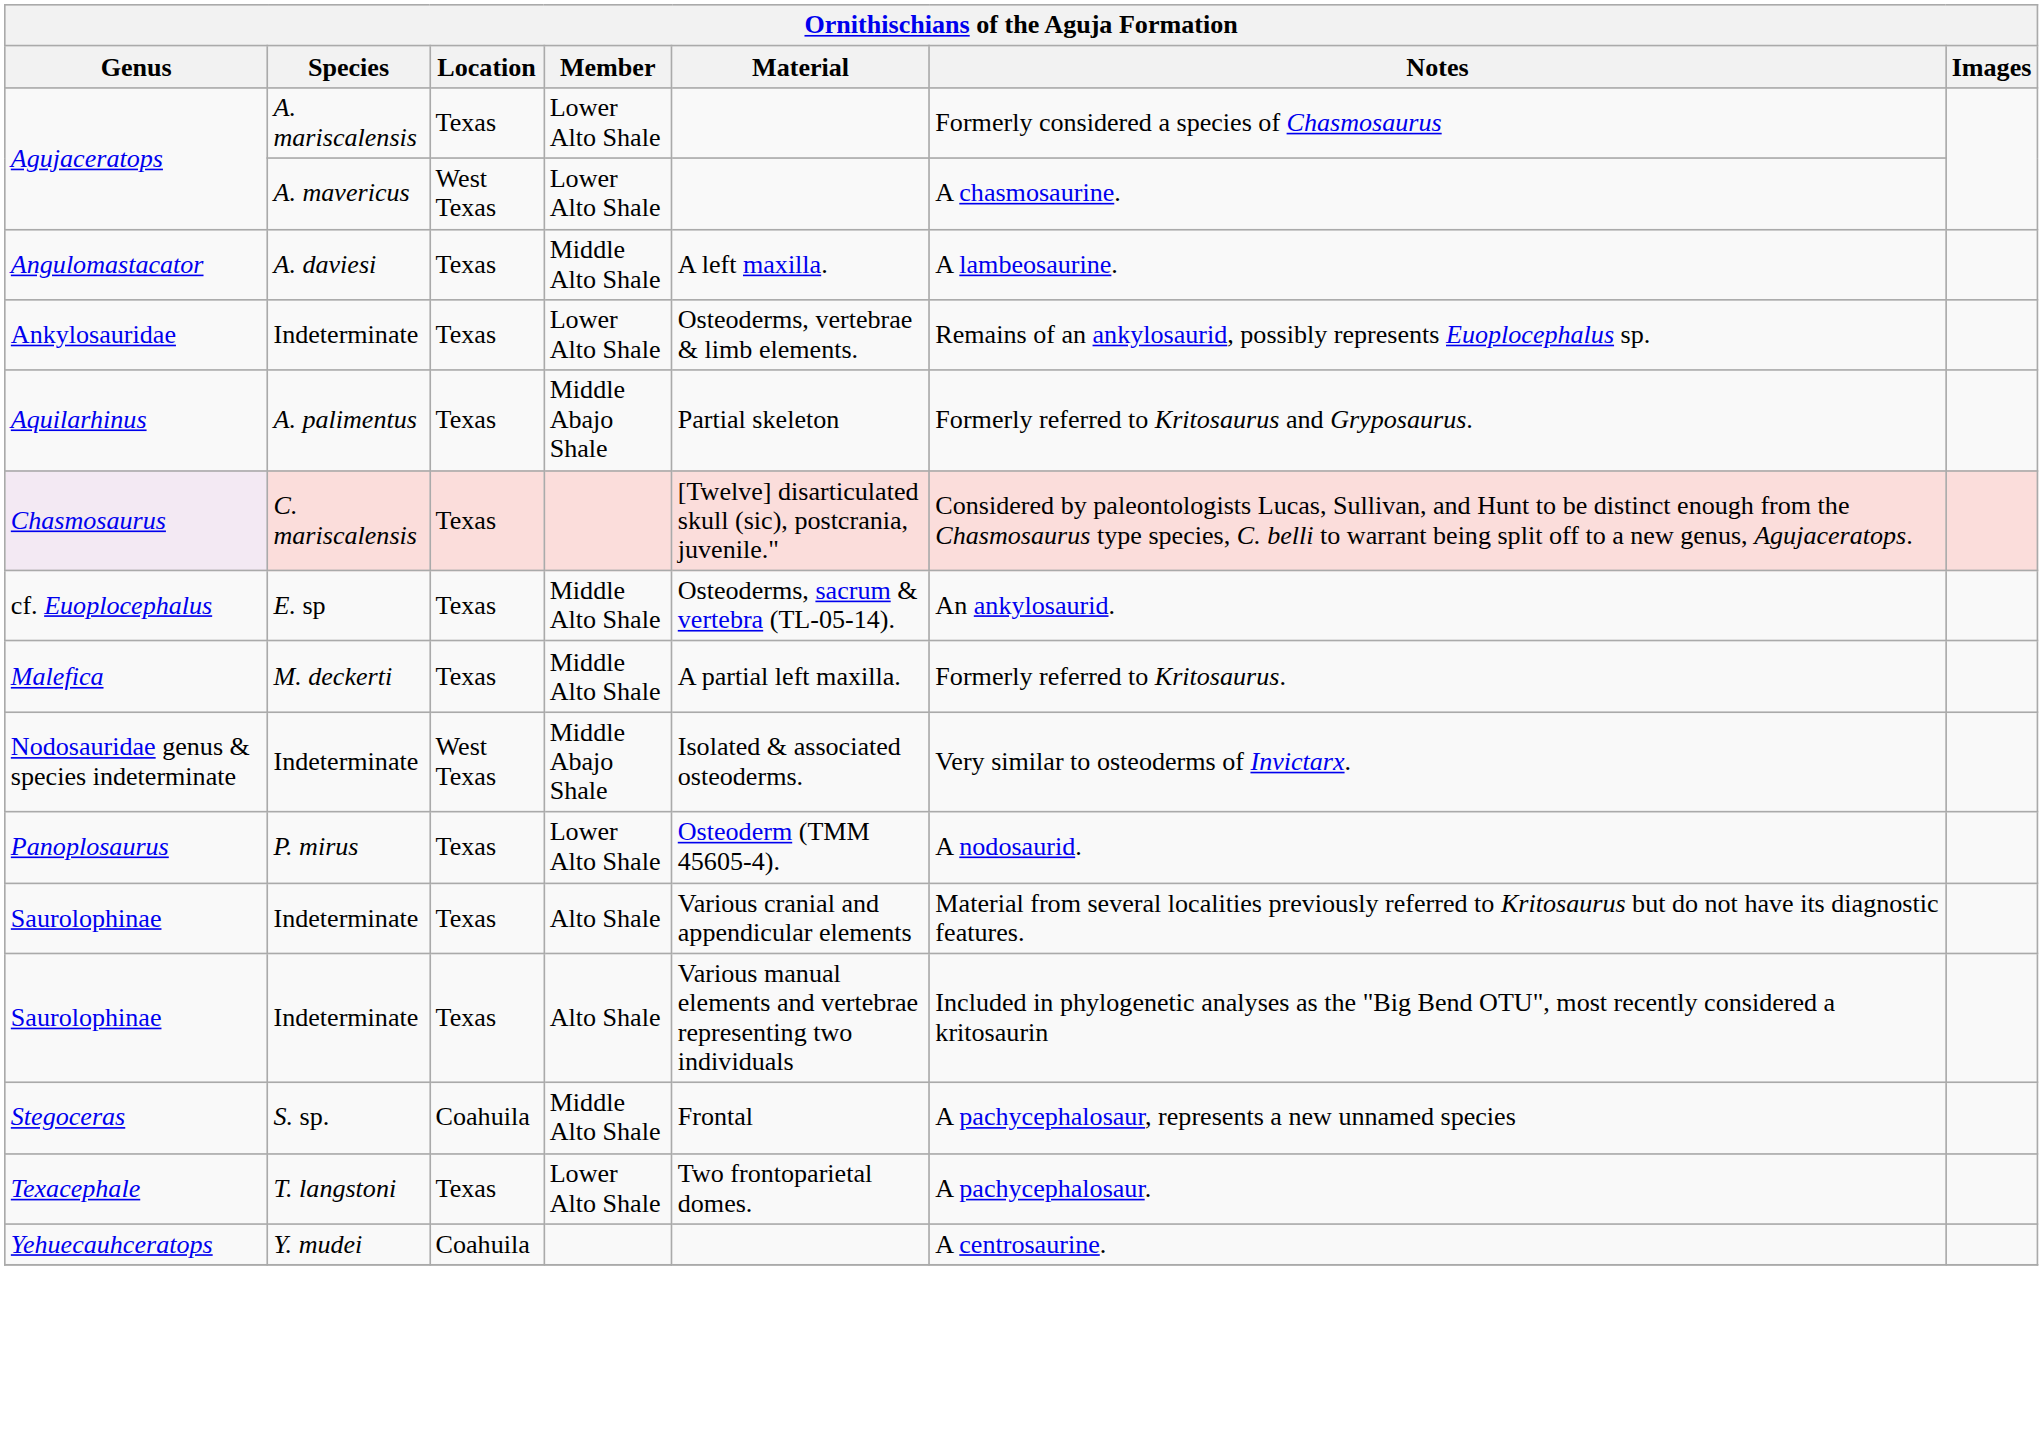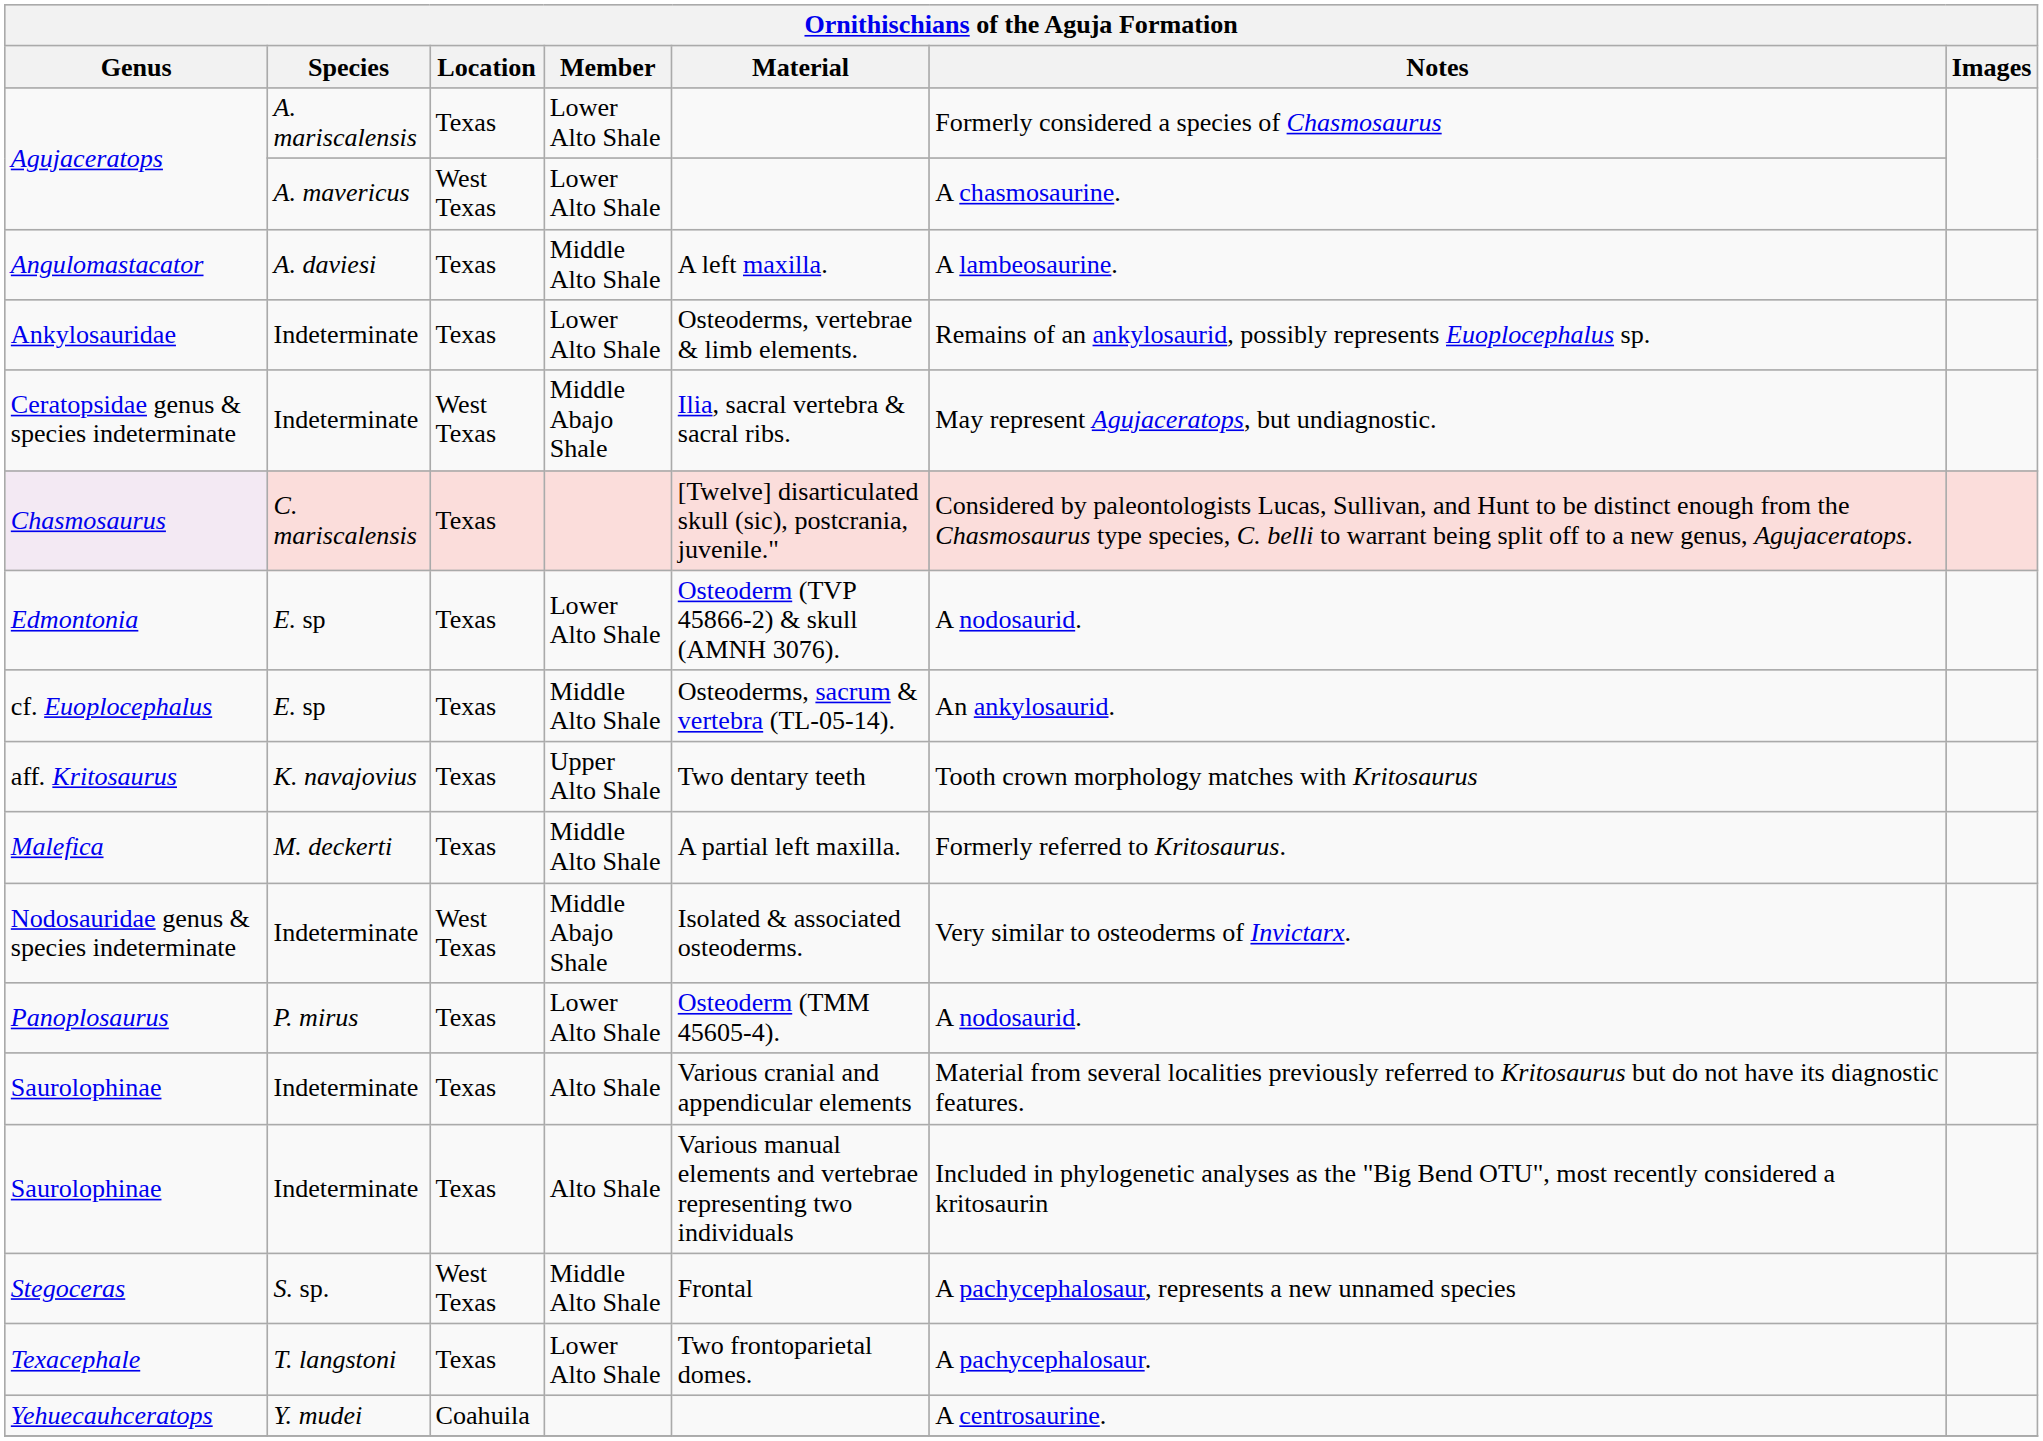- row: (79, 420)
+ row: (126, 420)
+ row: (75, 620)
+ row: (94, 776)
(483, 1117) Coahuila -> (466, 1288) West Texas
